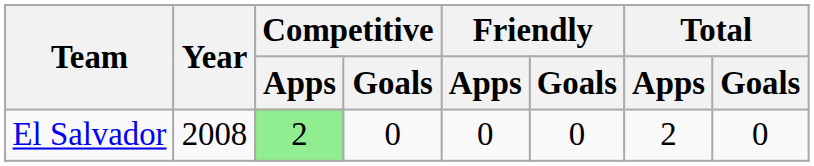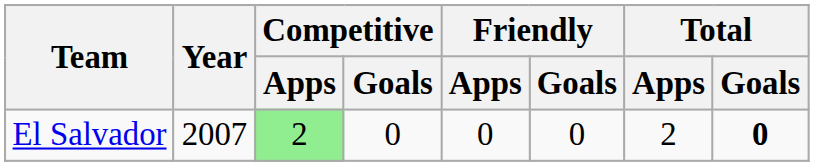(214, 134) 2008 -> (214, 134) 2007
(760, 134) normal -> (760, 134) bold
